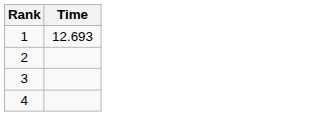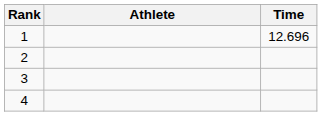+ column: (152, 15)
(73, 36) 12.693 -> (289, 36) 12.696
